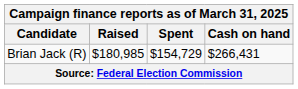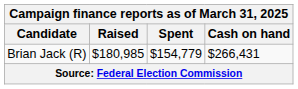(176, 53) $154,729 -> (176, 53) $154,779
